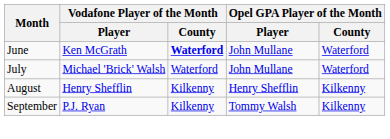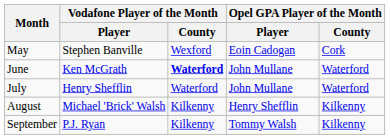+ row: (18, 50)
(114, 69) Michael 'Brick' Walsh -> (97, 87) Henry Shefflin
(97, 87) Henry Shefflin -> (114, 106) Michael 'Brick' Walsh
